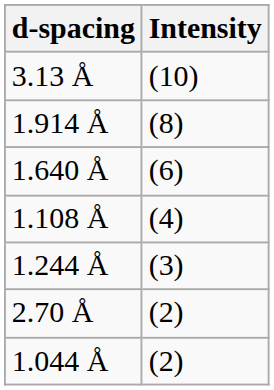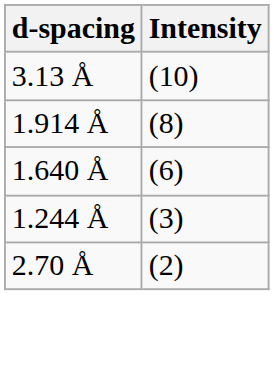- row: (60, 218)
- row: (60, 360)
